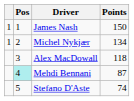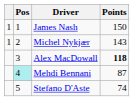(120, 42) 134 -> (120, 42) 143
(120, 58) normal -> (120, 58) bold
